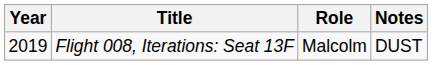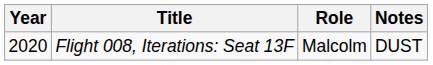(28, 45) 2019 -> (28, 45) 2020
